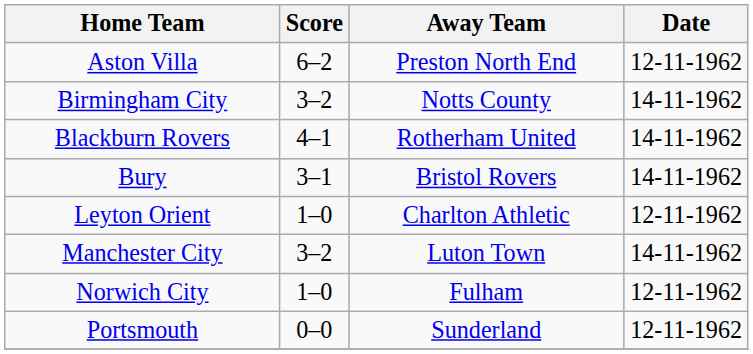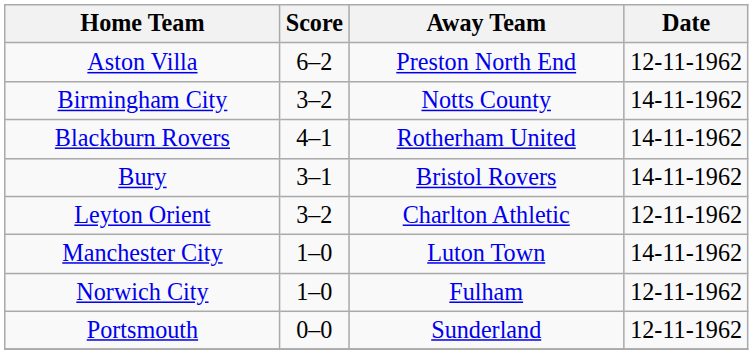(314, 215) 1–0 -> (314, 215) 3–2
(314, 253) 3–2 -> (314, 253) 1–0
